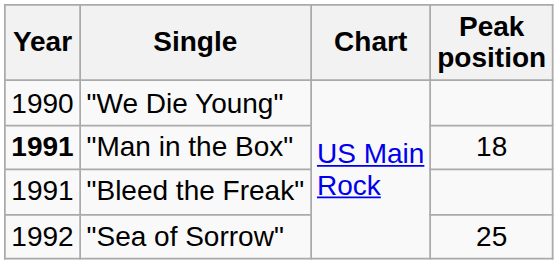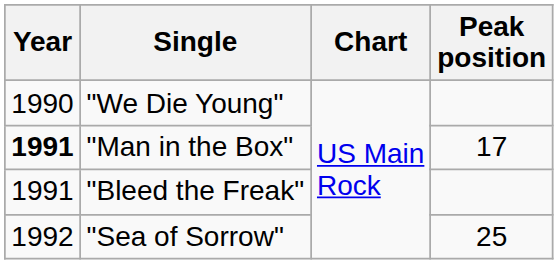(492, 147) 18 -> (492, 147) 17
